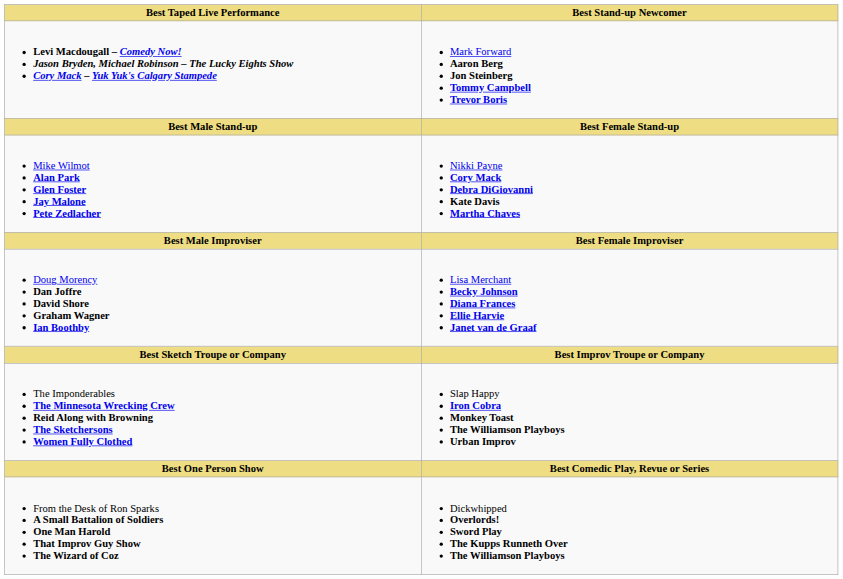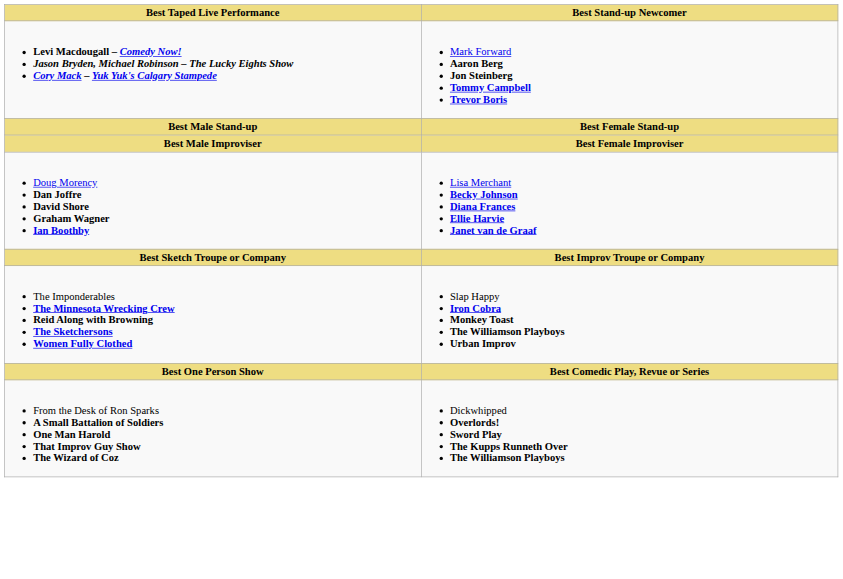- row: (213, 190)
